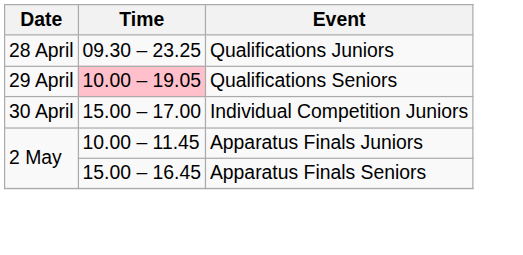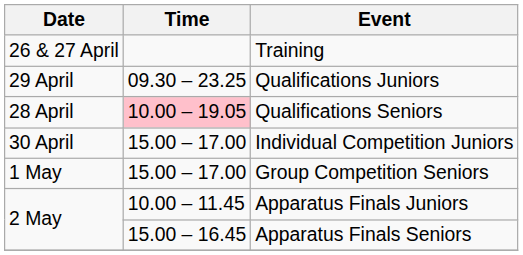+ row: (290, 50)
(41, 50) 28 April -> (41, 81) 29 April
(41, 81) 29 April -> (41, 111) 28 April
+ row: (372, 173)
